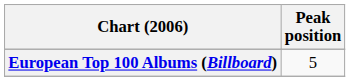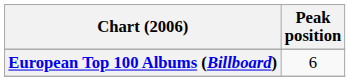(313, 62) 5 -> (313, 62) 6
